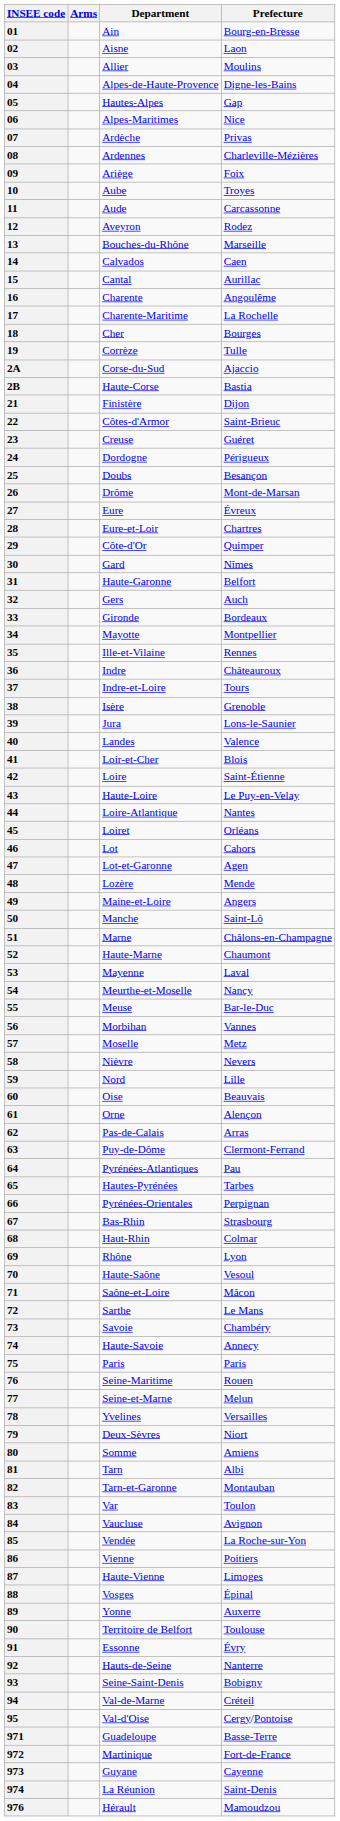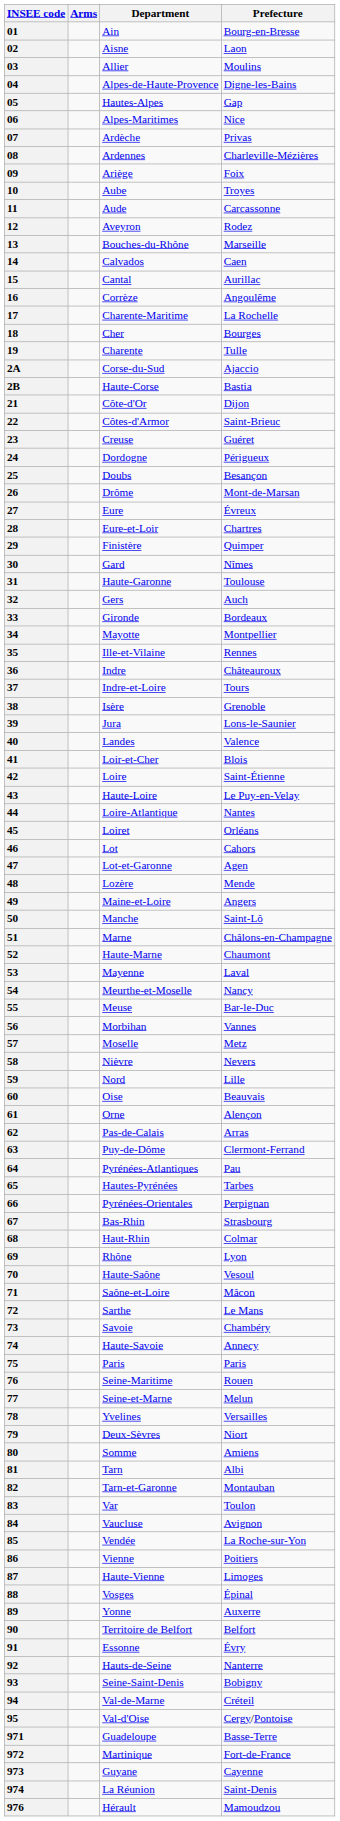(122, 297) Charente -> (120, 297) Corrèze
(120, 350) Corrèze -> (122, 350) Charente
(122, 404) Finistère -> (124, 404) Côte-d'Or
(124, 546) Côte-d'Or -> (122, 546) Finistère
(240, 581) Belfort -> (244, 581) Toulouse
(244, 1629) Toulouse -> (240, 1629) Belfort
